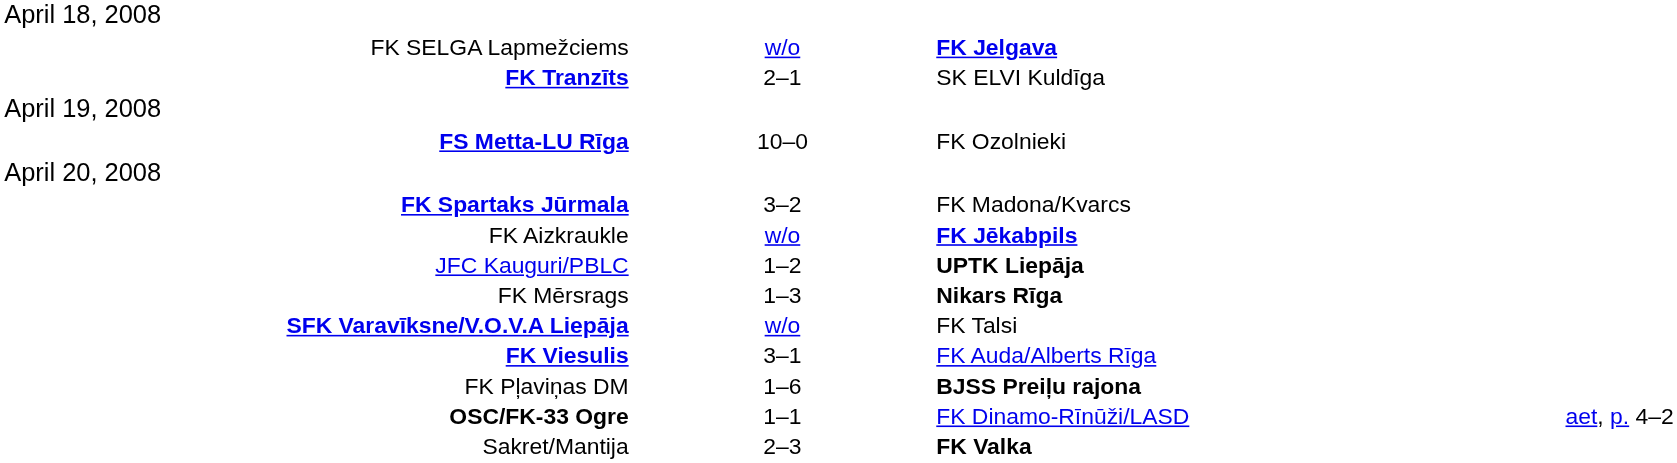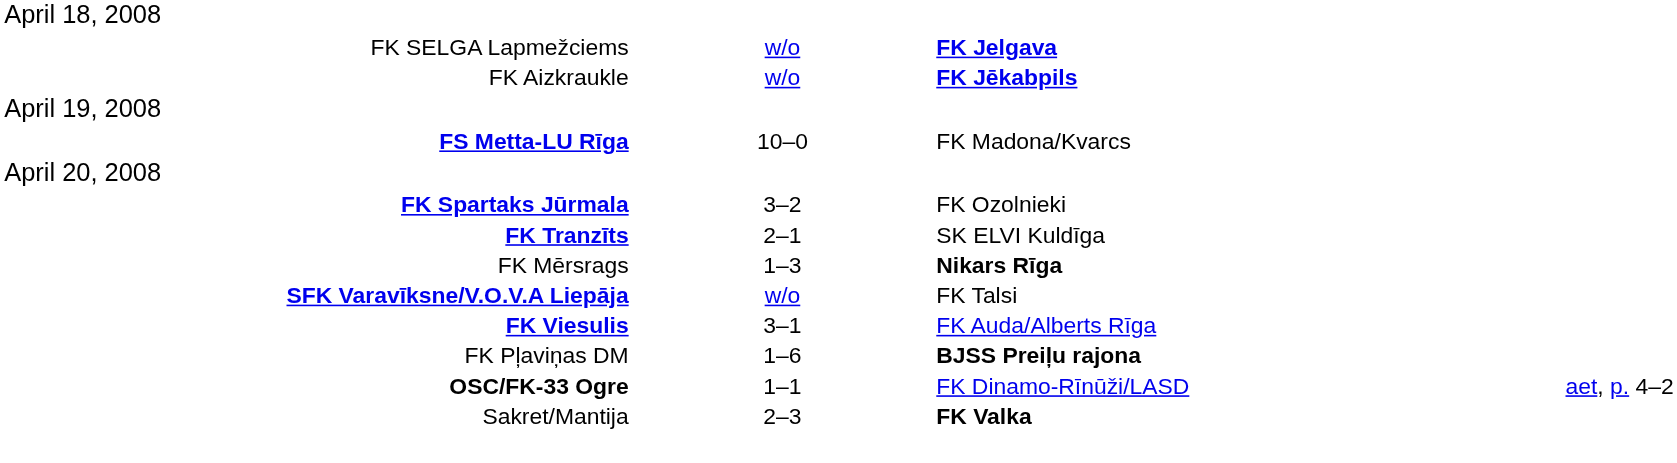rows swapped: (559, 235) <-> (567, 77)
(1001, 141) FK Ozolnieki -> (1034, 141) FK Madona/Kvarcs
(1034, 204) FK Madona/Kvarcs -> (1001, 204) FK Ozolnieki
- row: (532, 265)
